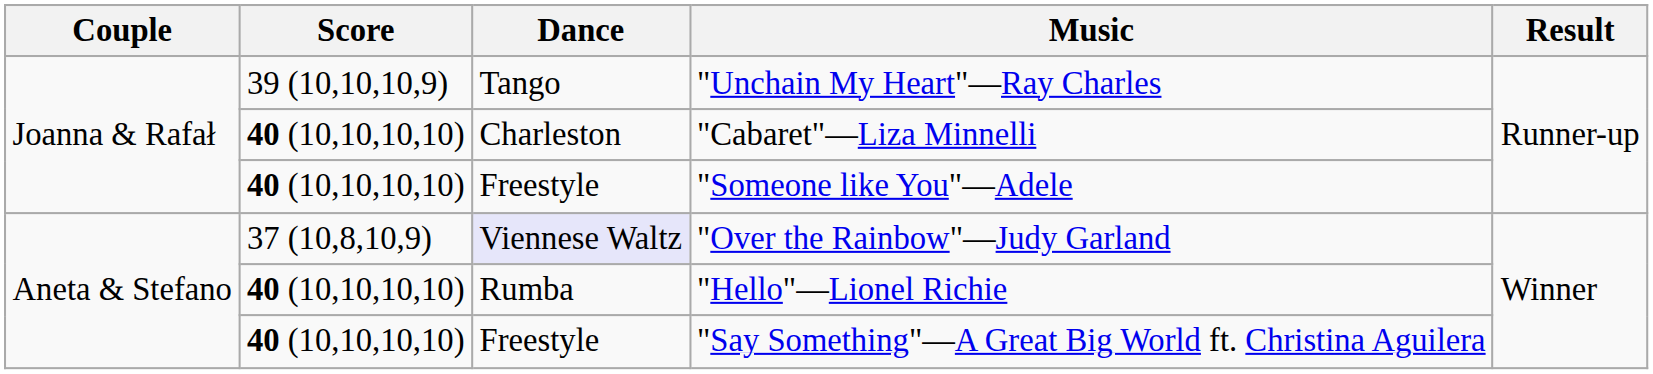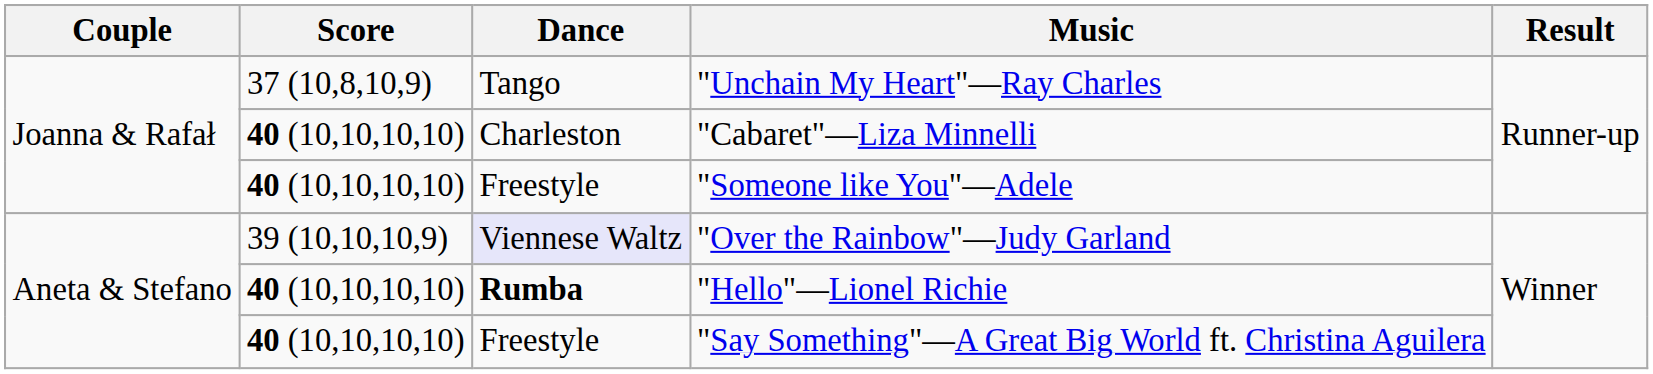(348, 82) 39 (10,10,10,9) -> (339, 82) 37 (10,8,10,9)
(339, 237) 37 (10,8,10,9) -> (348, 237) 39 (10,10,10,9)
(527, 289) normal -> (531, 289) bold
